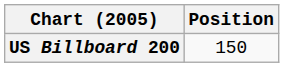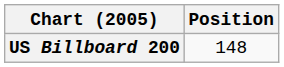(231, 48) 150 -> (231, 48) 148
